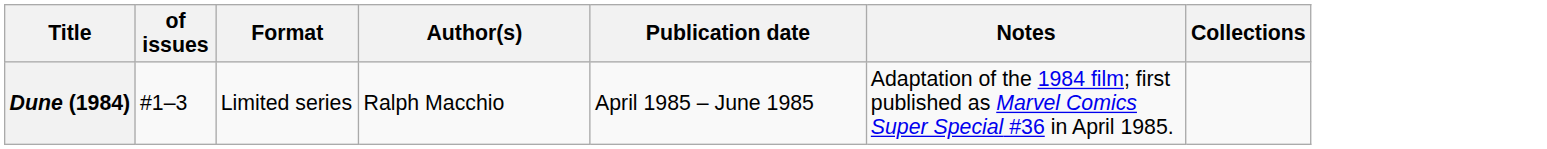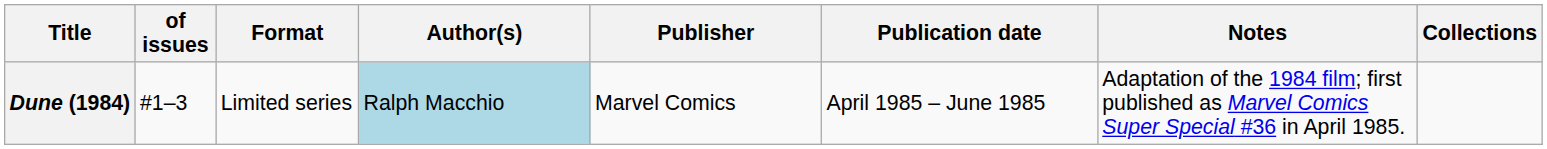+ column: (706, 33)
(434, 103) no background -> (434, 103) lightblue background
